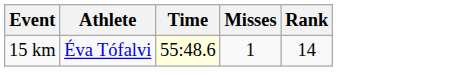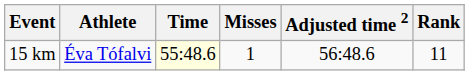+ column: (347, 22)
(307, 50) 14 -> (439, 55) 11
